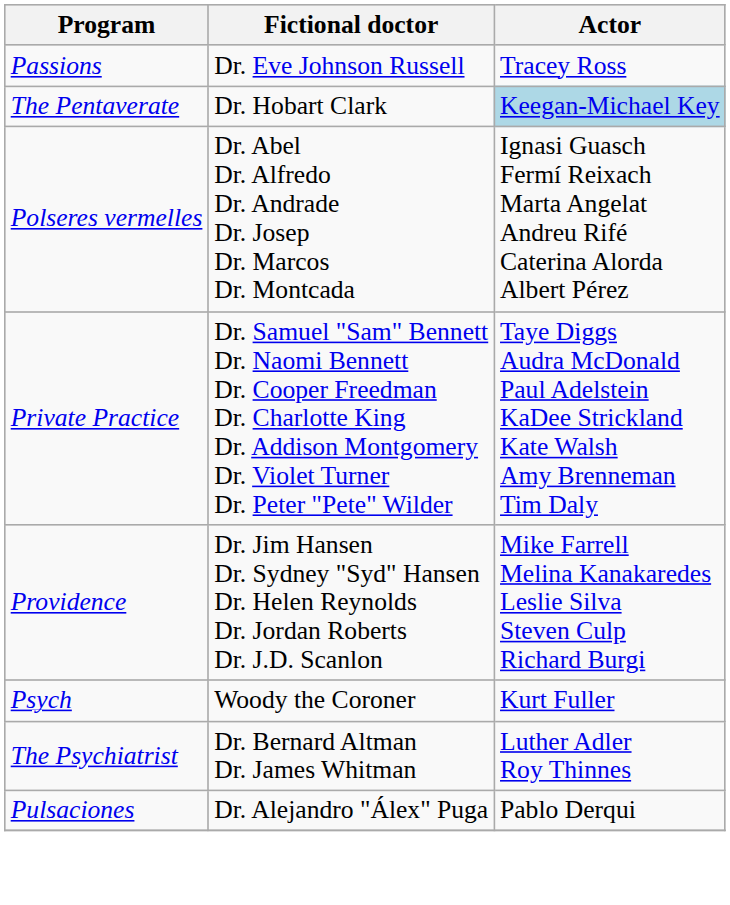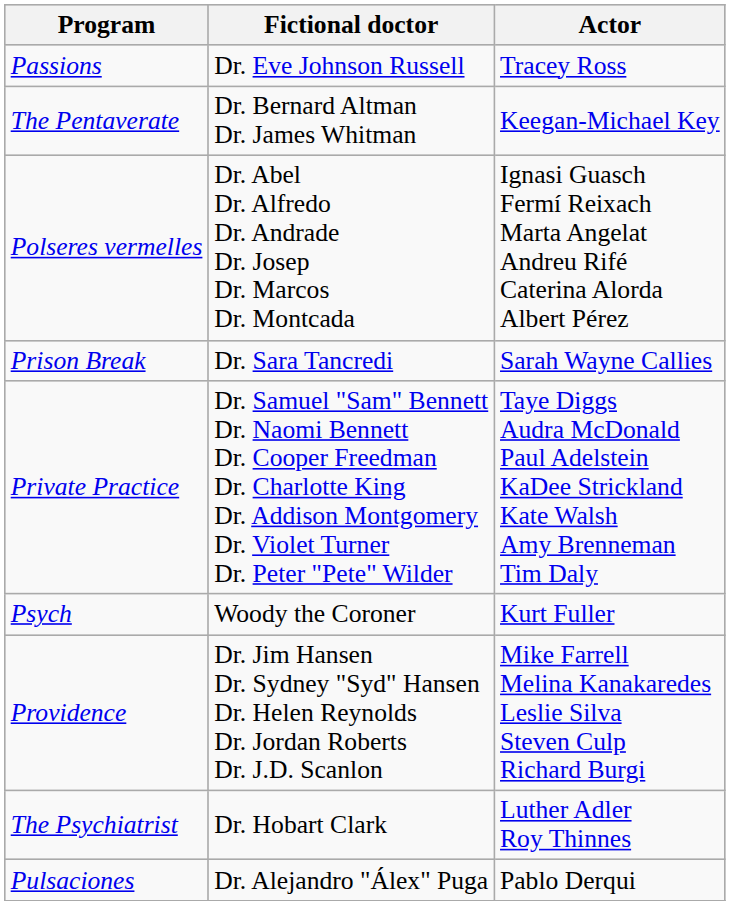(301, 106) Dr. Hobart Clark -> (316, 120) Dr. Bernard Altman Dr. James Whitman
(610, 106) lightblue background -> (610, 120) no background
+ row: (78, 360)
rows swapped: (69, 602) <-> (41, 700)
(316, 755) Dr. Bernard Altman Dr. James Whitman -> (301, 824) Dr. Hobart Clark
